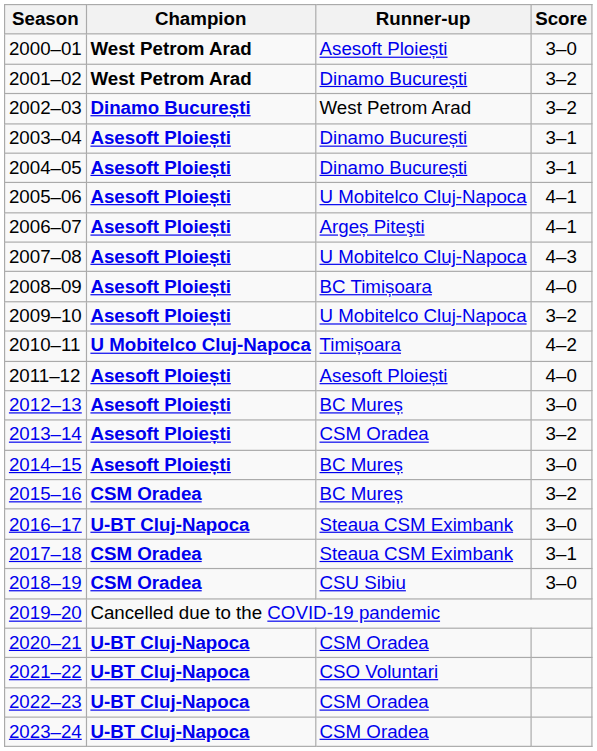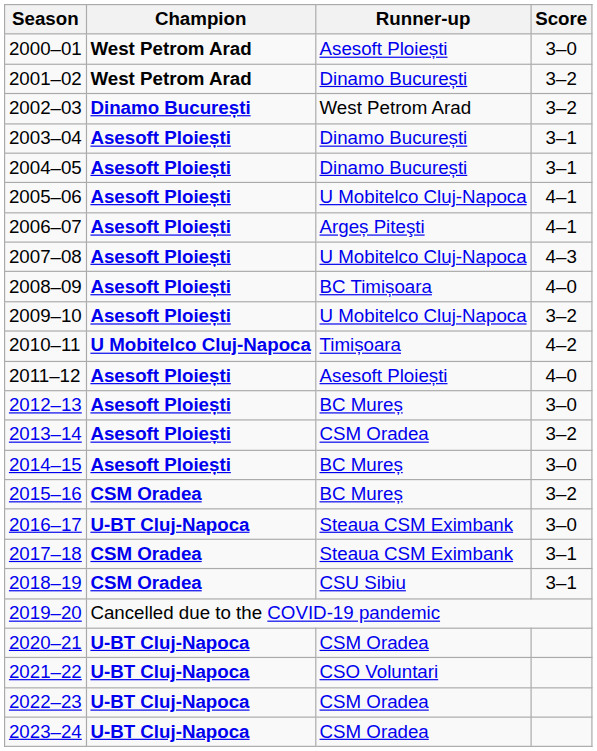(561, 583) 3–0 -> (561, 583) 3–1
